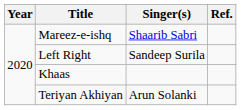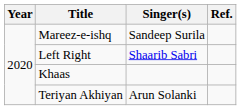(163, 34) Shaarib Sabri -> (167, 34) Sandeep Surila
(167, 54) Sandeep Surila -> (163, 54) Shaarib Sabri
